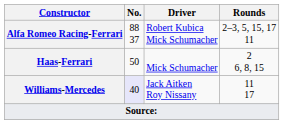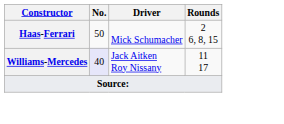- row: (65, 34)
